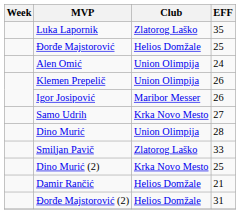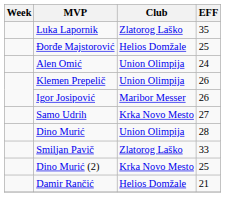- row: (83, 200)
